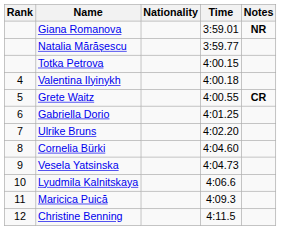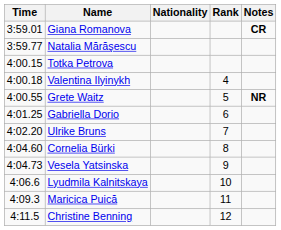columns swapped: (20, 13) <-> (221, 13)
(259, 30) NR -> (259, 30) CR
(259, 98) CR -> (259, 98) NR
